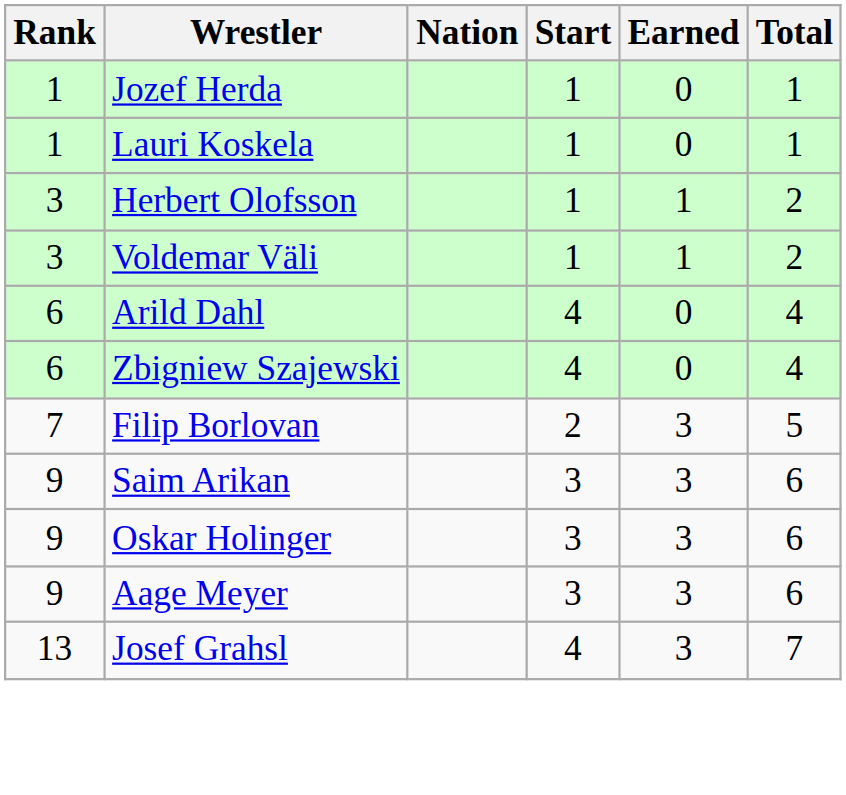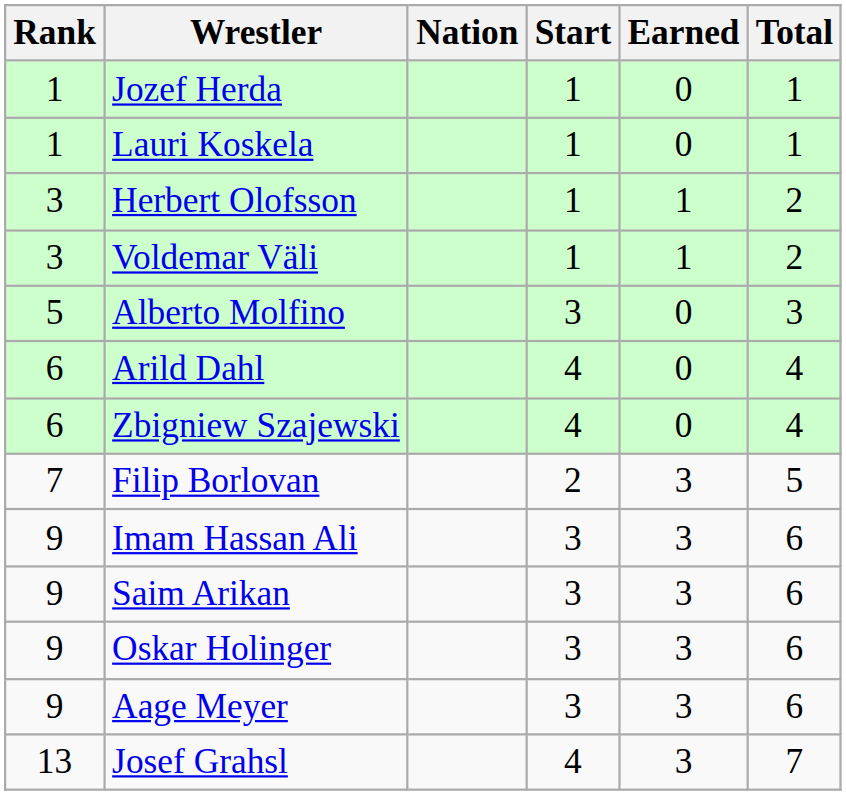+ row: (229, 312)
+ row: (235, 537)
